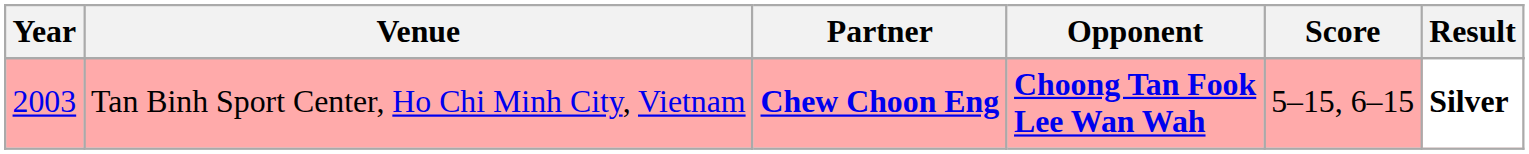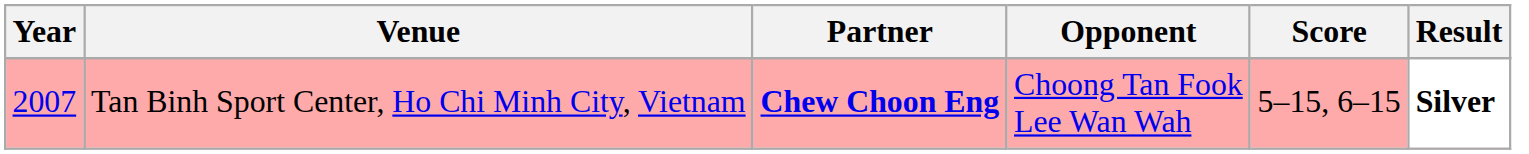(44, 102) 2003 -> (44, 102) 2007
(1135, 102) bold -> (1128, 102) normal
